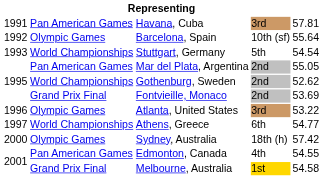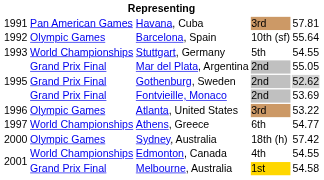(306, 52) 54.54 -> (306, 52) 54.55
(81, 67) Pan American Games -> (68, 67) Grand Prix Final
(82, 81) World Championships -> (68, 81) Grand Prix Final
(306, 81) no background -> (306, 81) lightgrey background
(81, 154) Pan American Games -> (82, 154) World Championships
